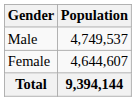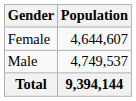rows swapped: (23, 38) <-> (29, 61)
